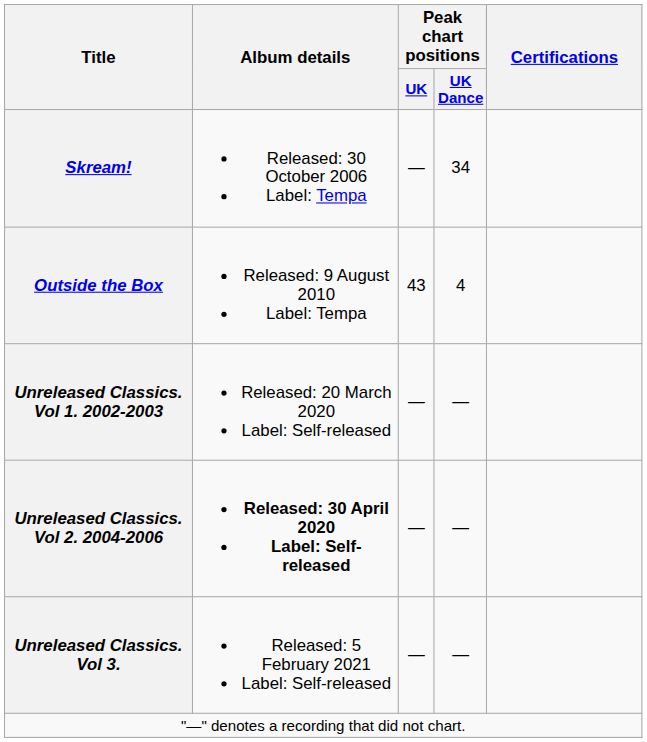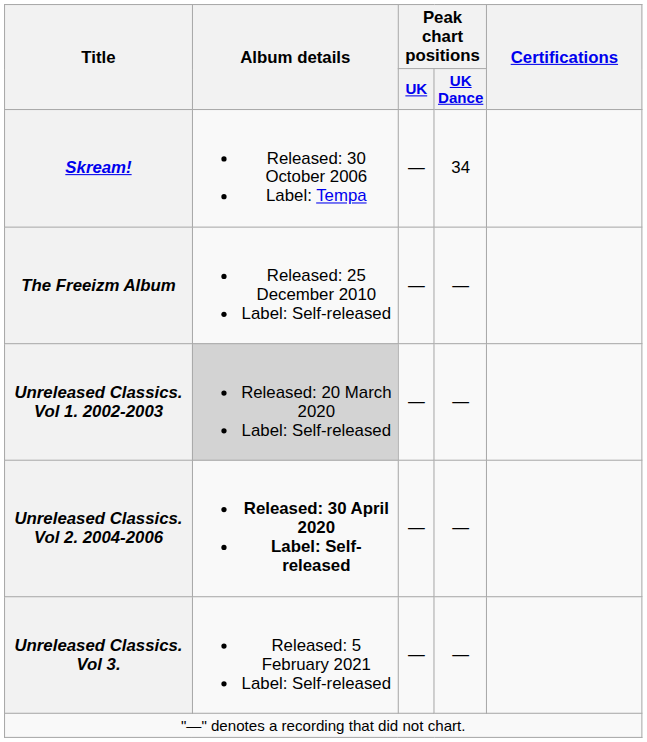- row: (98, 285)
+ row: (98, 285)
(295, 411) no background -> (295, 411) lightgrey background
